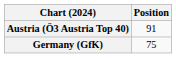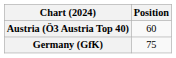(151, 28) 91 -> (151, 28) 60
